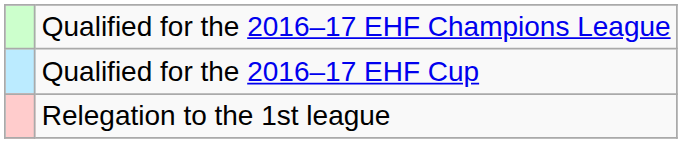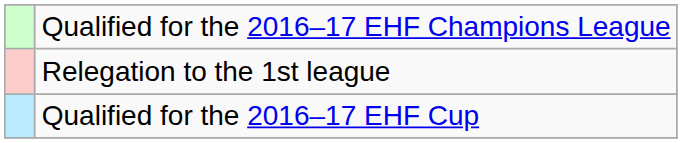rows swapped: (260, 71) <-> (216, 115)
